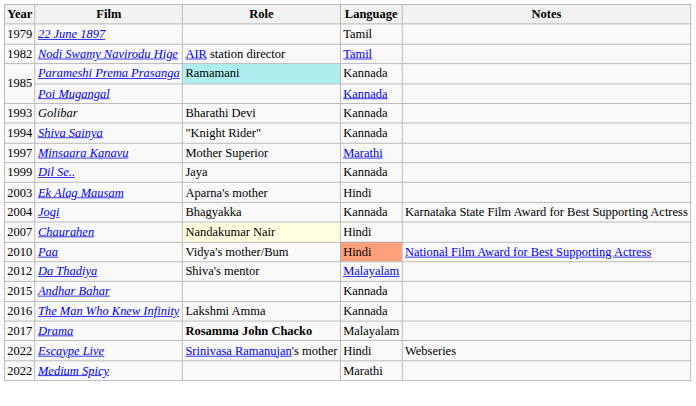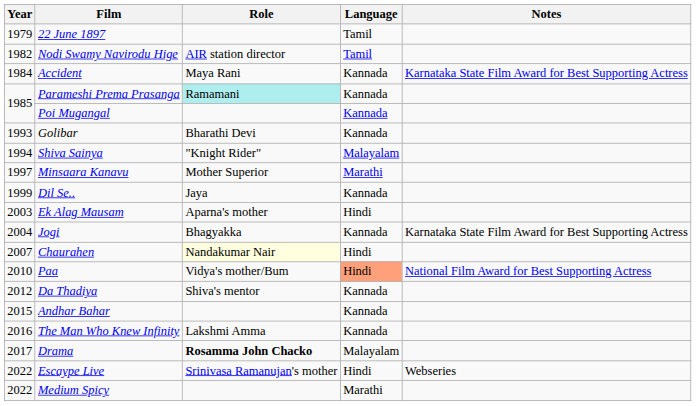+ row: (60, 73)
(365, 133) Kannada -> (371, 152) Malayalam
(371, 271) Malayalam -> (365, 291) Kannada
